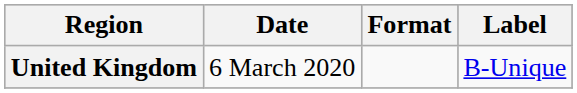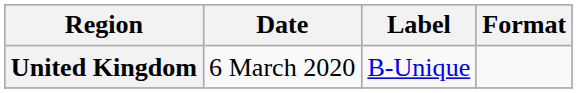columns swapped: (409, 25) <-> (515, 25)
